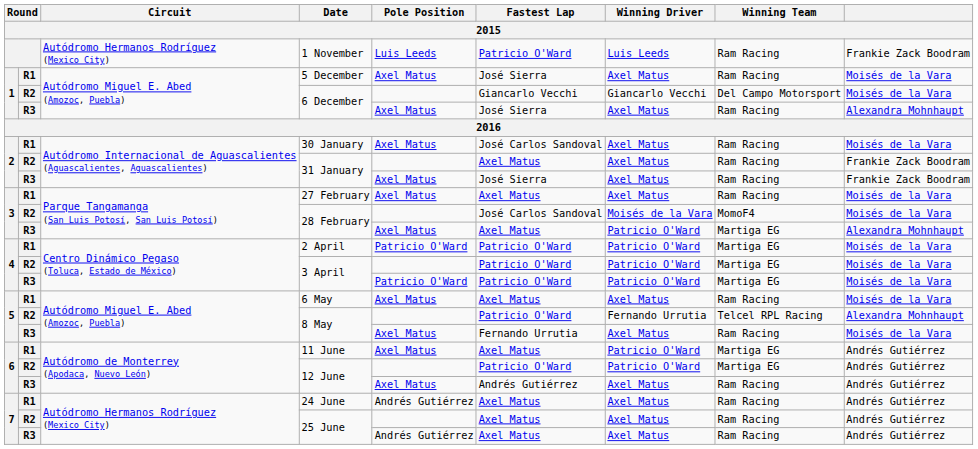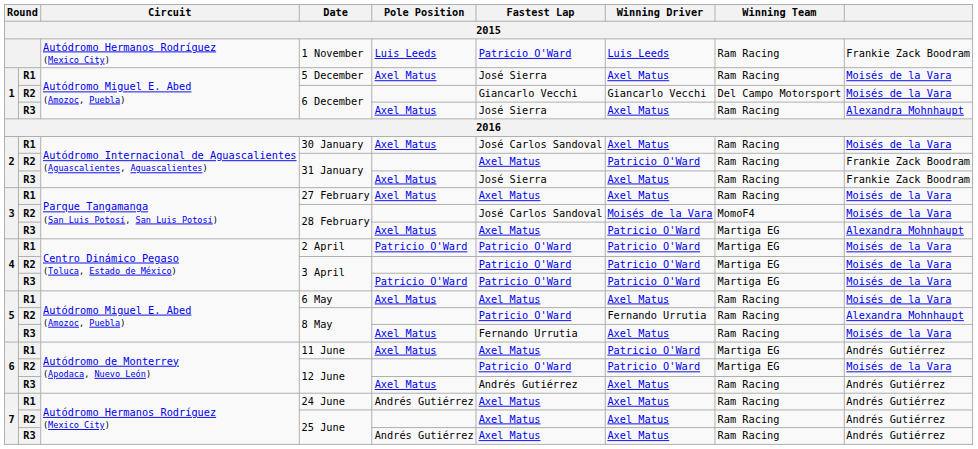(638, 162) Axel Matus -> (654, 162) Patricio O'Ward
(770, 316) Telcel RPL Racing -> (749, 316) Ram Racing
(896, 368) Andrés Gutiérrez -> (899, 368) Moisés de la Vara
